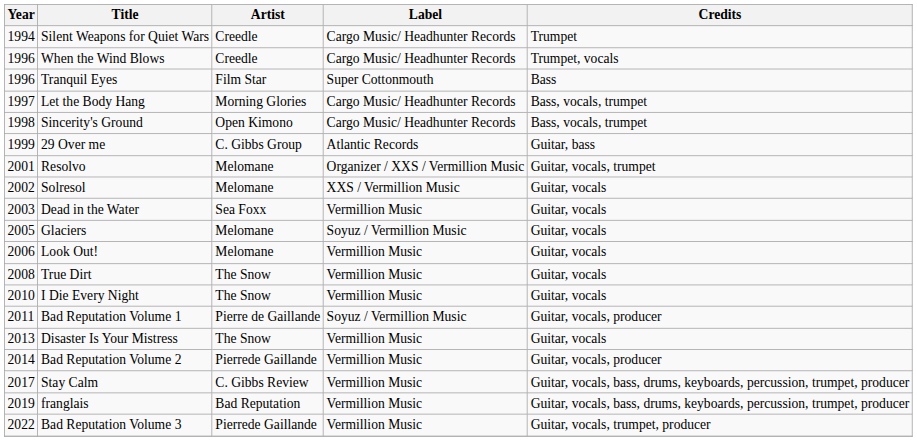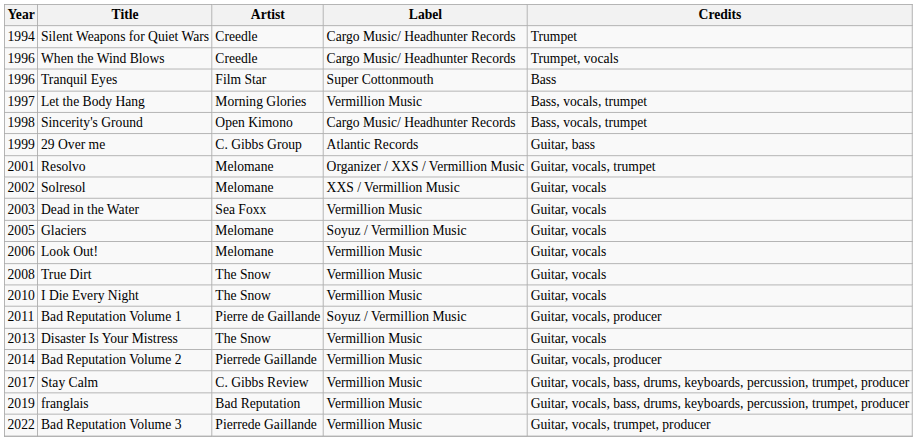(421, 101) Cargo Music/ Headhunter Records -> (374, 101) Vermillion Music
